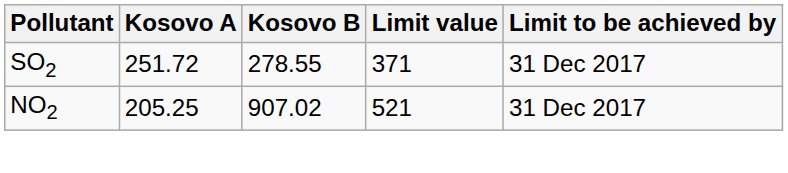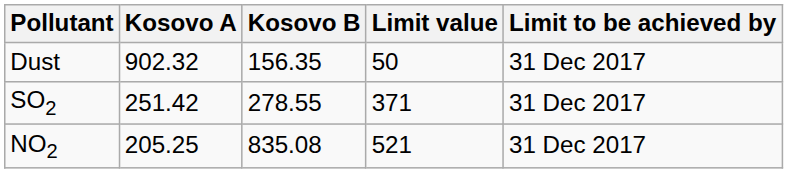+ row: (35, 61)
(162, 64) 251.72 -> (162, 102) 251.42
(285, 107) 907.02 -> (285, 145) 835.08
